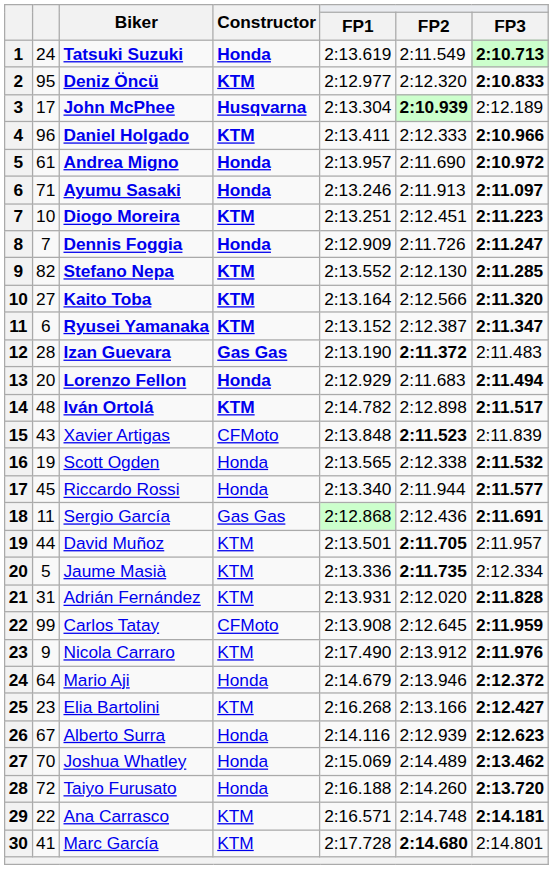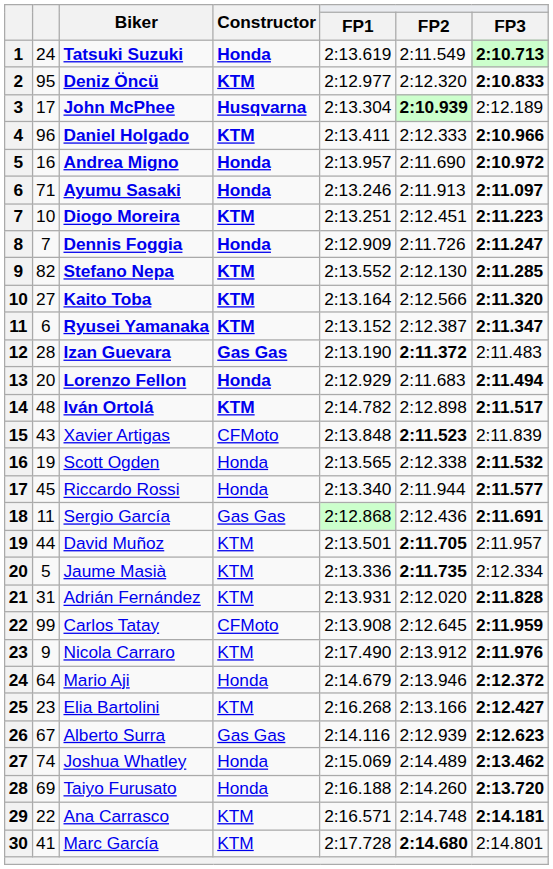(46, 162) 61 -> (46, 162) 16
(243, 734) Honda -> (251, 734) Gas Gas
(46, 761) 70 -> (46, 761) 74
(46, 788) 72 -> (46, 788) 69
